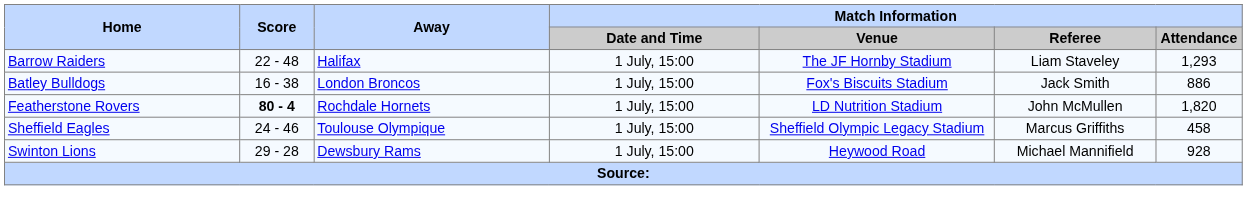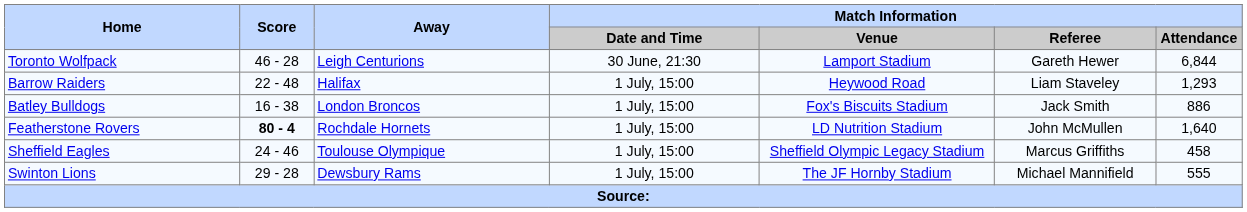+ row: (62, 61)
(877, 61) The JF Hornby Stadium -> (877, 83) Heywood Road
(1199, 106) 1,820 -> (1199, 128) 1,640
(877, 151) Heywood Road -> (877, 174) The JF Hornby Stadium
(1199, 151) 928 -> (1199, 174) 555
